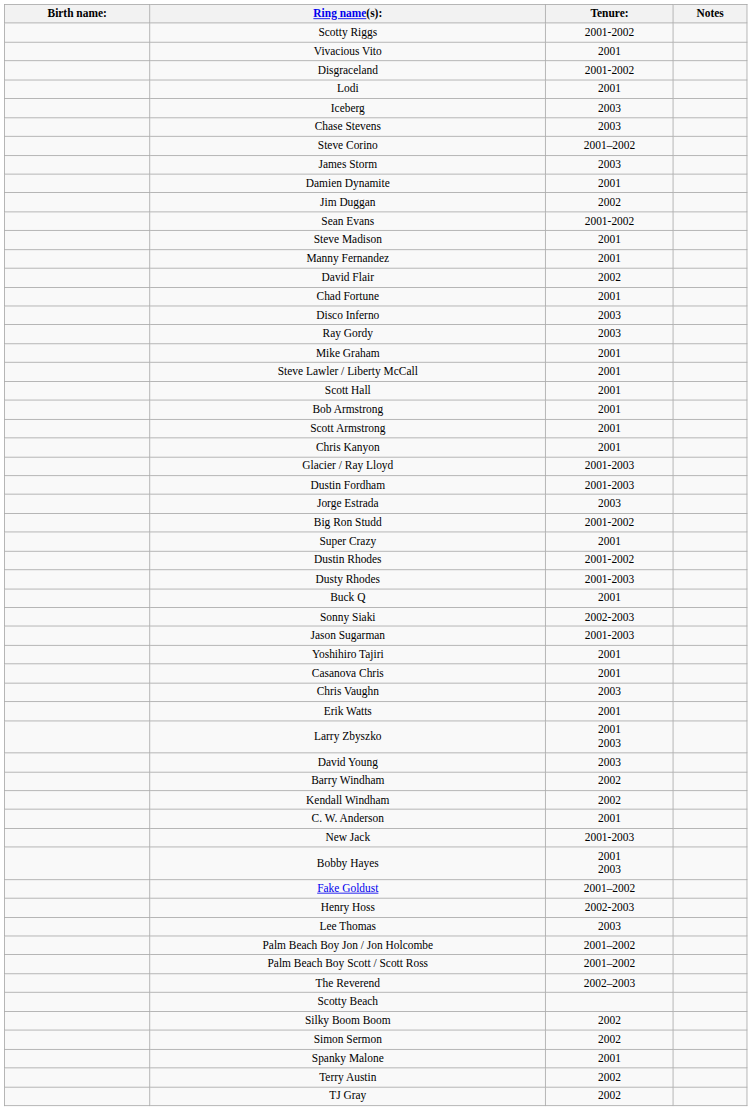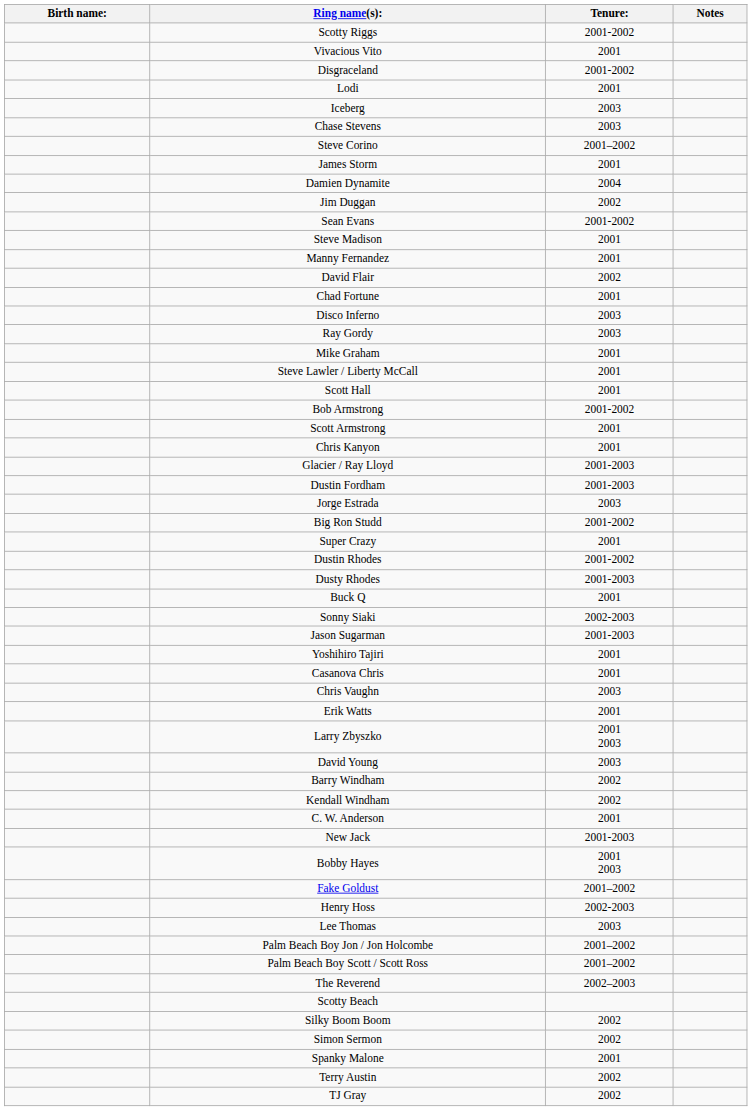(609, 164) 2003 -> (609, 164) 2001
(609, 183) 2001 -> (609, 183) 2004
(609, 409) 2001 -> (609, 409) 2001-2002
